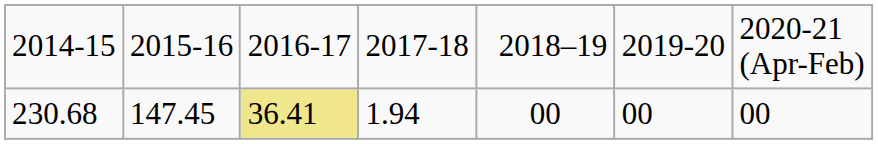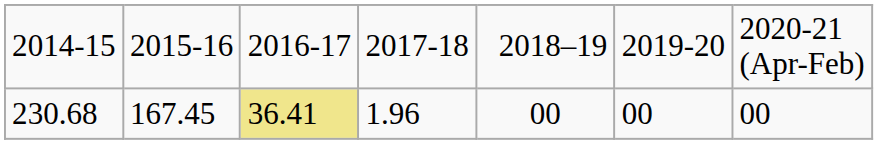(173, 113) 147.45 -> (173, 113) 167.45
(393, 113) 1.94 -> (393, 113) 1.96
